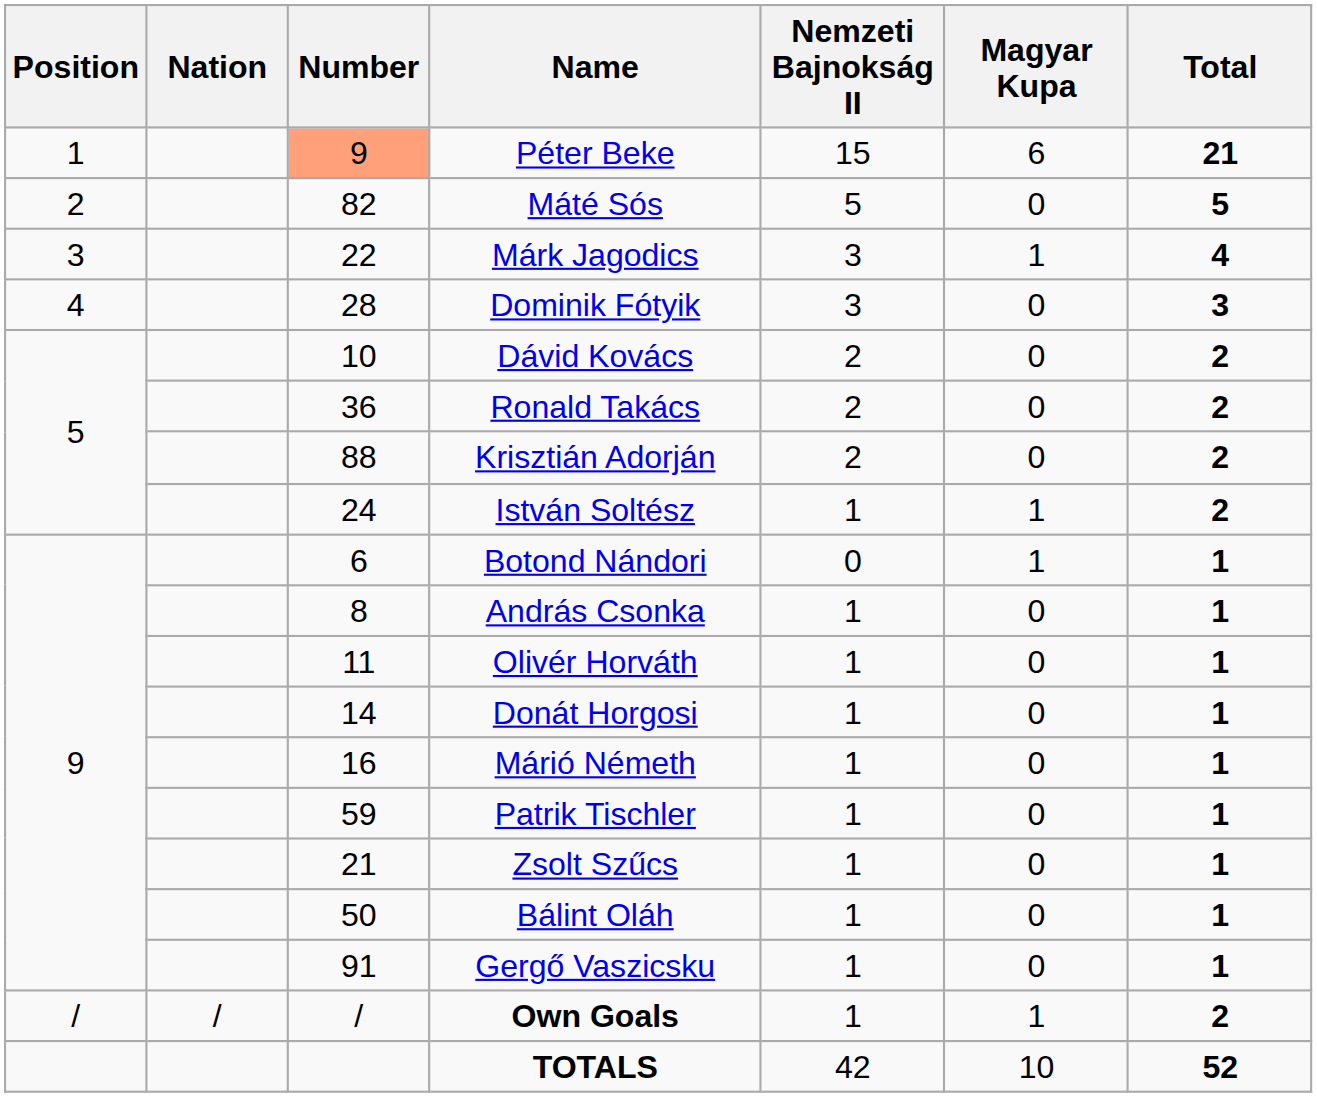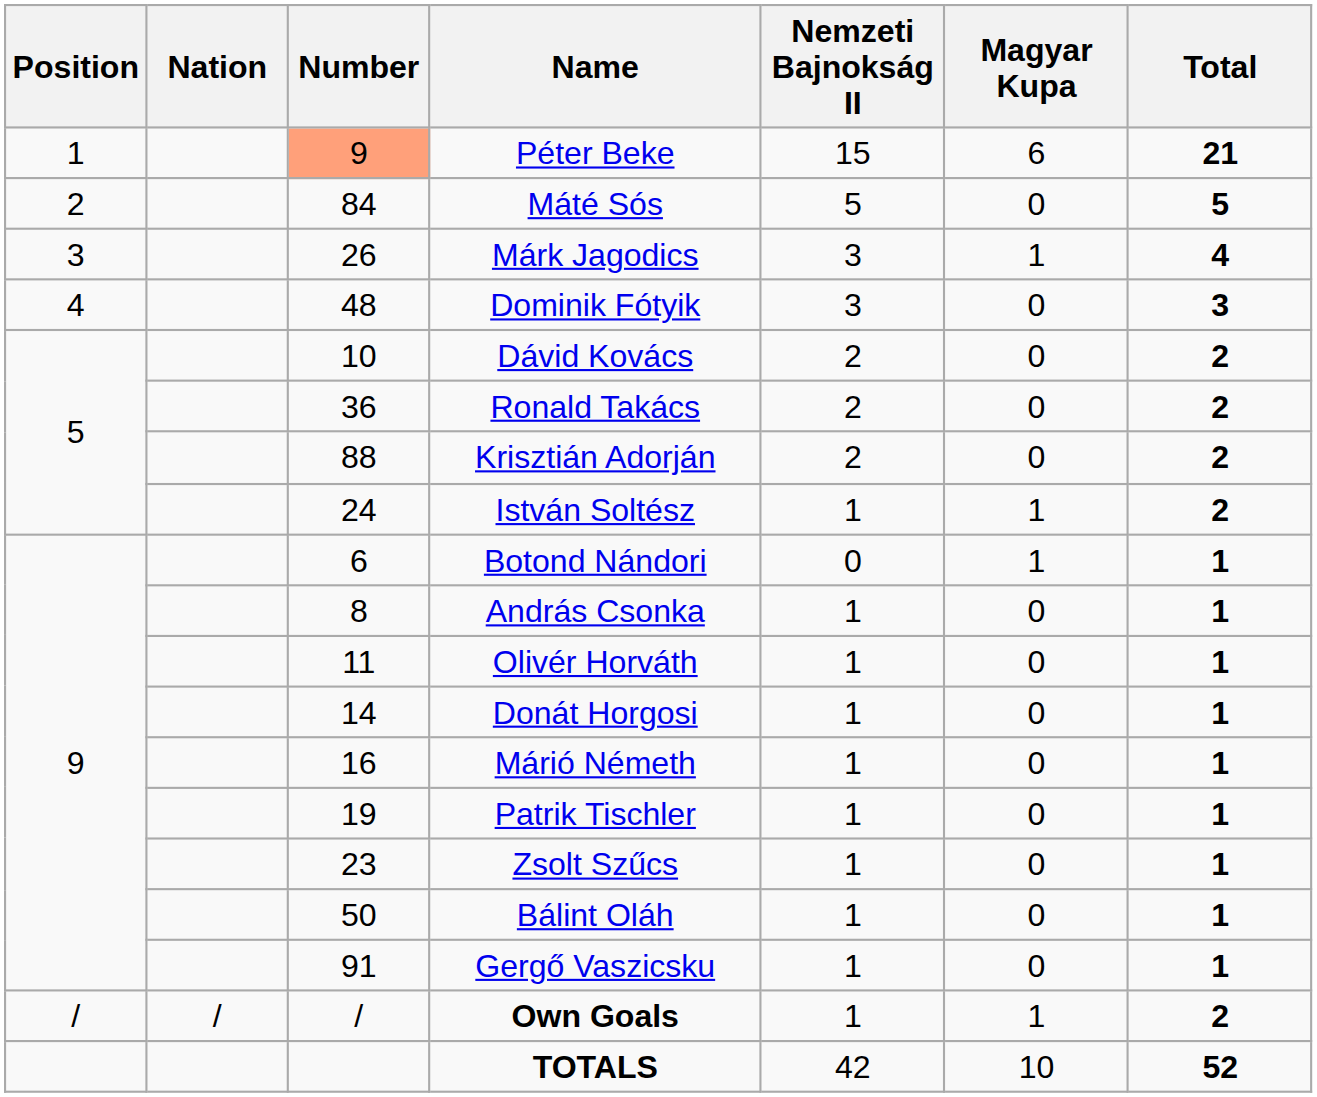(359, 204) 82 -> (359, 204) 84
(359, 255) 22 -> (359, 255) 26
(359, 305) 28 -> (359, 305) 48
(359, 813) 59 -> (359, 813) 19
(359, 864) 21 -> (359, 864) 23
